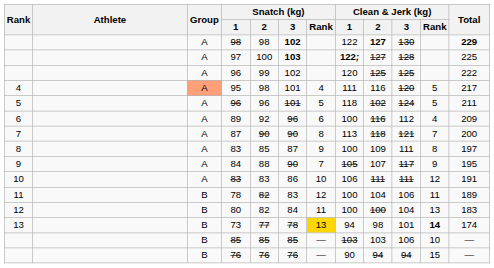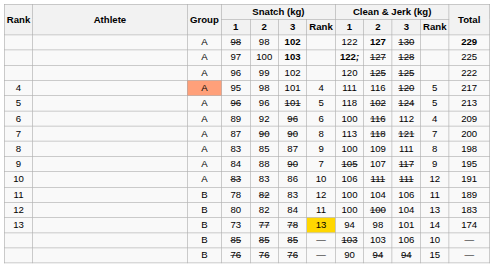(469, 103) 211 -> (469, 103) 213
(469, 149) 197 -> (469, 149) 198
(435, 225) bold -> (435, 225) normal
